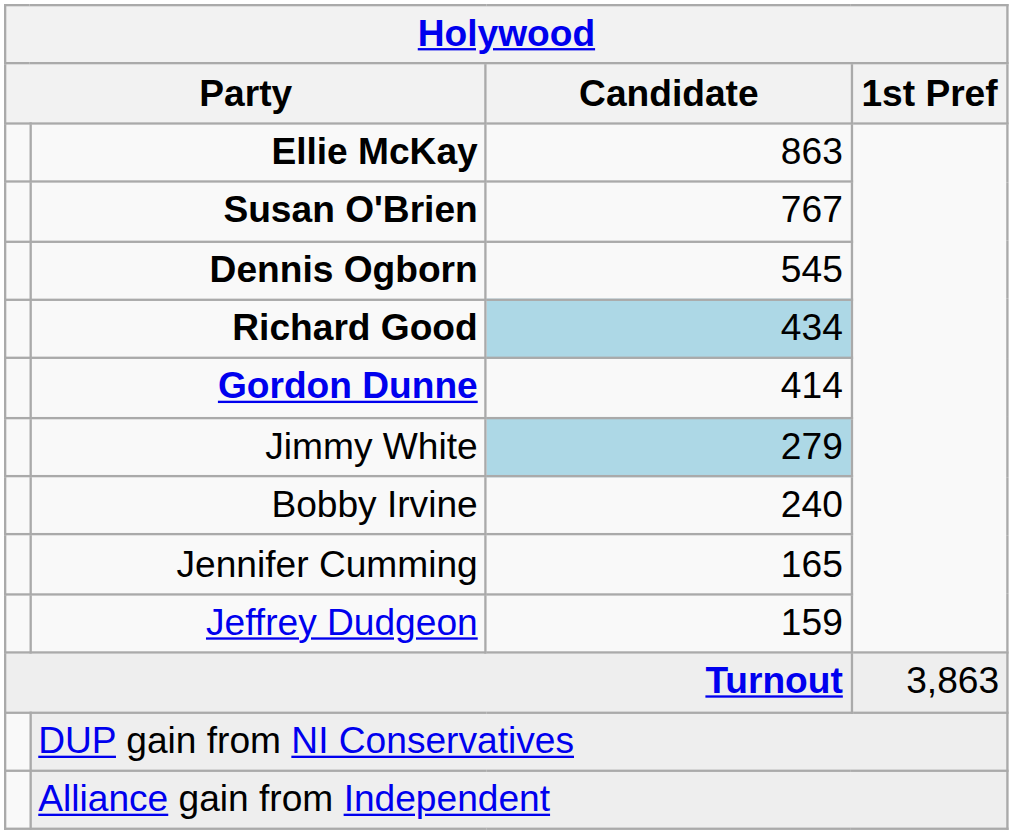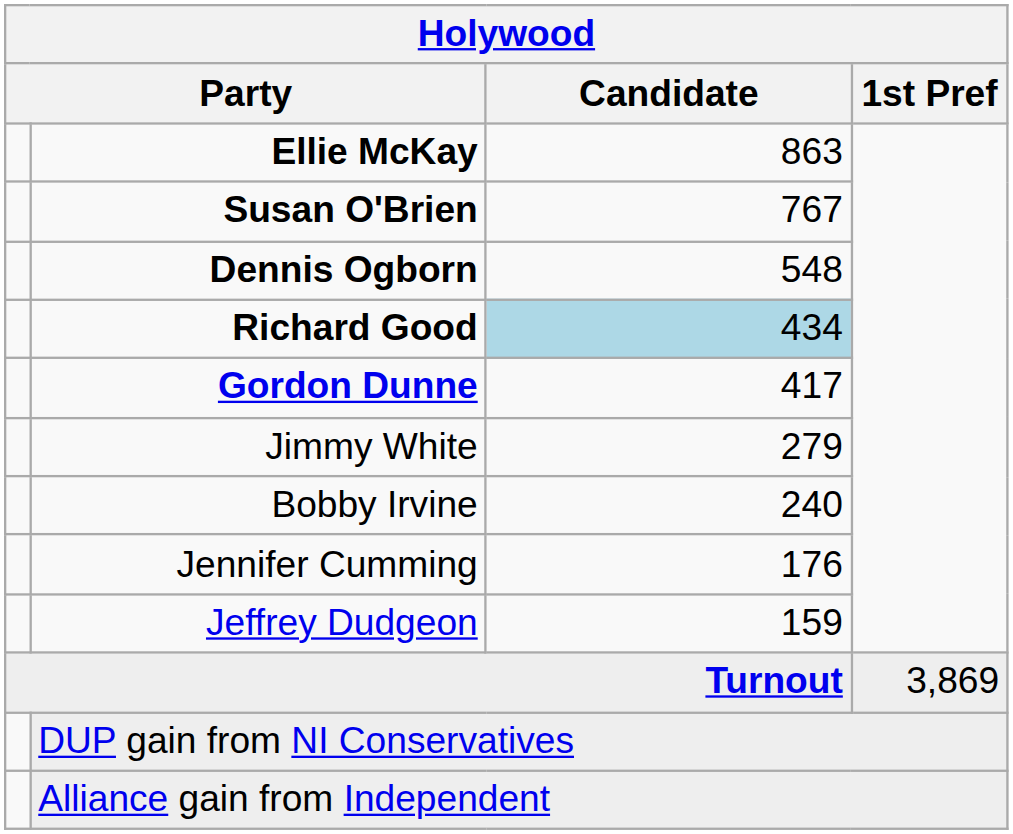(812, 269) 545 -> (812, 269) 548
(812, 387) 414 -> (812, 387) 417
(812, 446) lightblue background -> (812, 446) no background
(812, 563) 165 -> (812, 563) 176
(953, 681) 3,863 -> (953, 681) 3,869
